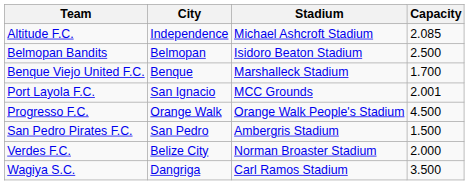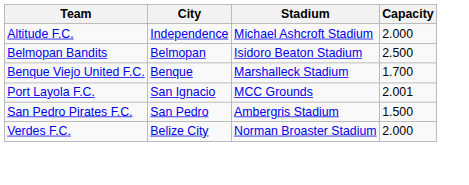(426, 33) 2.085 -> (398, 33) 2.000
- row: (48, 111)
- row: (41, 170)
